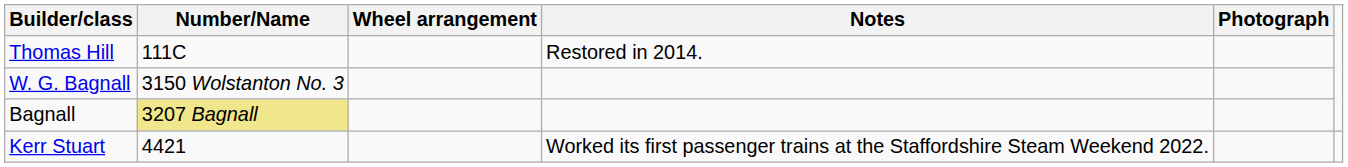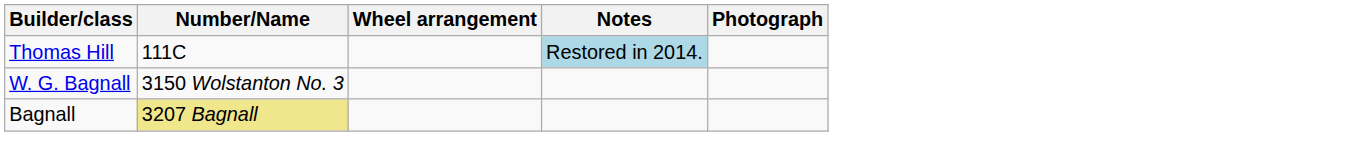(624, 51) no background -> (624, 51) lightblue background
- row: (57, 146)
